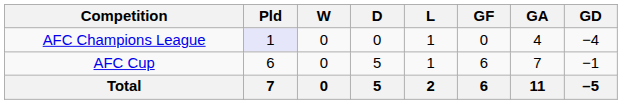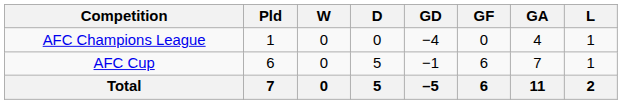columns swapped: (431, 16) <-> (591, 16)
(271, 39) lavender background -> (271, 39) no background
